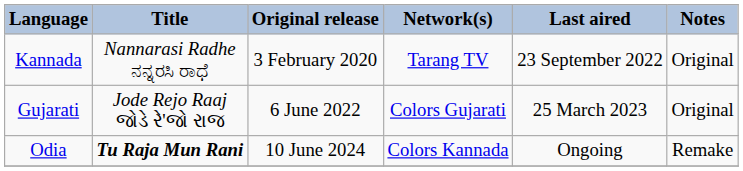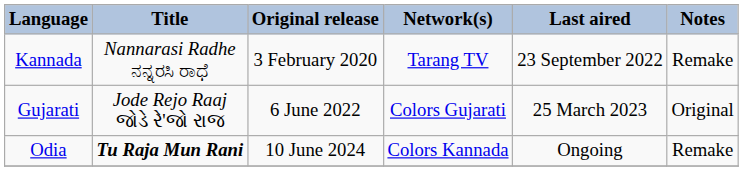(703, 59) Original -> (703, 59) Remake
